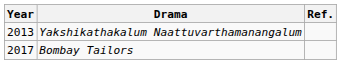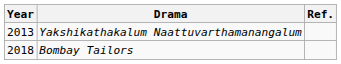(21, 50) 2017 -> (21, 50) 2018
